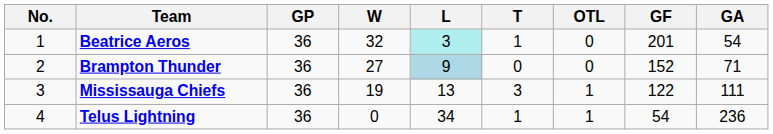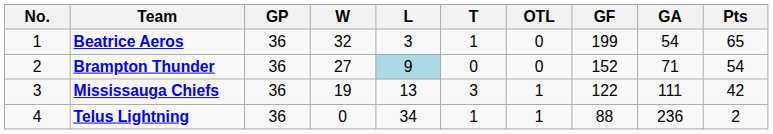+ column: (736, 16)
(446, 41) paleturquoise background -> (408, 41) no background
(661, 41) 201 -> (605, 41) 199
(661, 116) 54 -> (605, 116) 88
